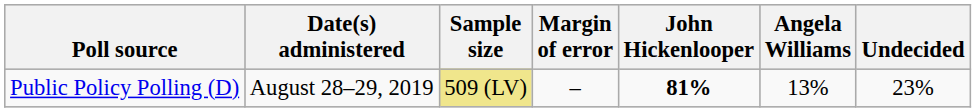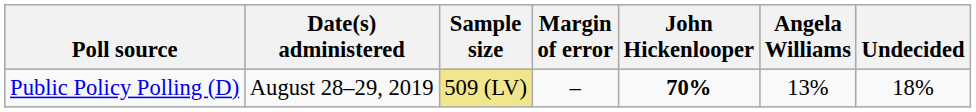(689, 87) 81% -> (689, 87) 70%
(913, 87) 23% -> (913, 87) 18%
